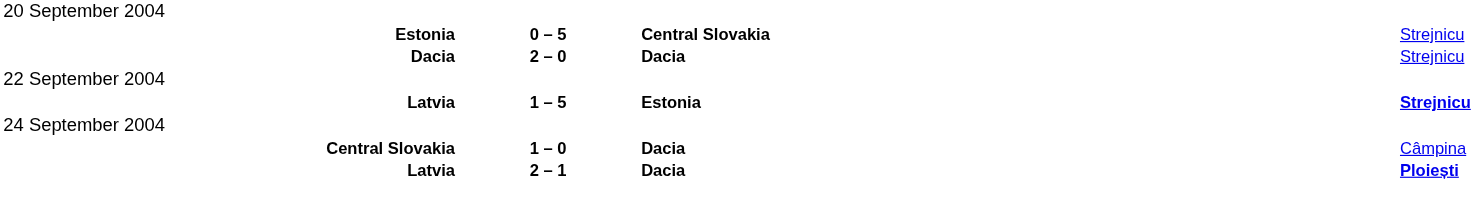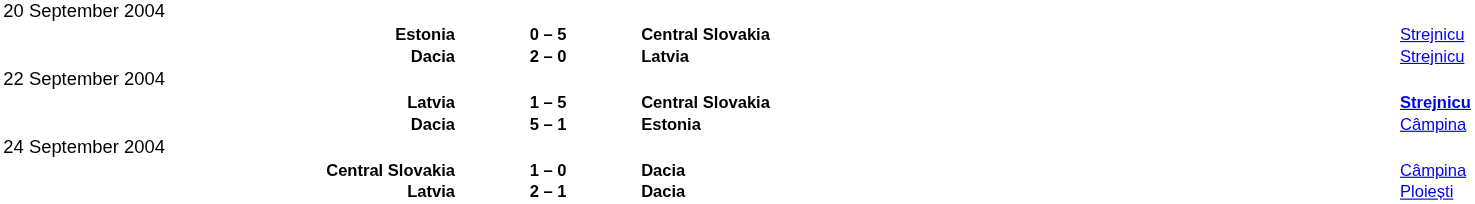(663, 56) Dacia -> (665, 56) Latvia
(671, 102) Estonia -> (706, 102) Central Slovakia
+ row: (433, 124)
(1429, 170) bold -> (1427, 192) normal
